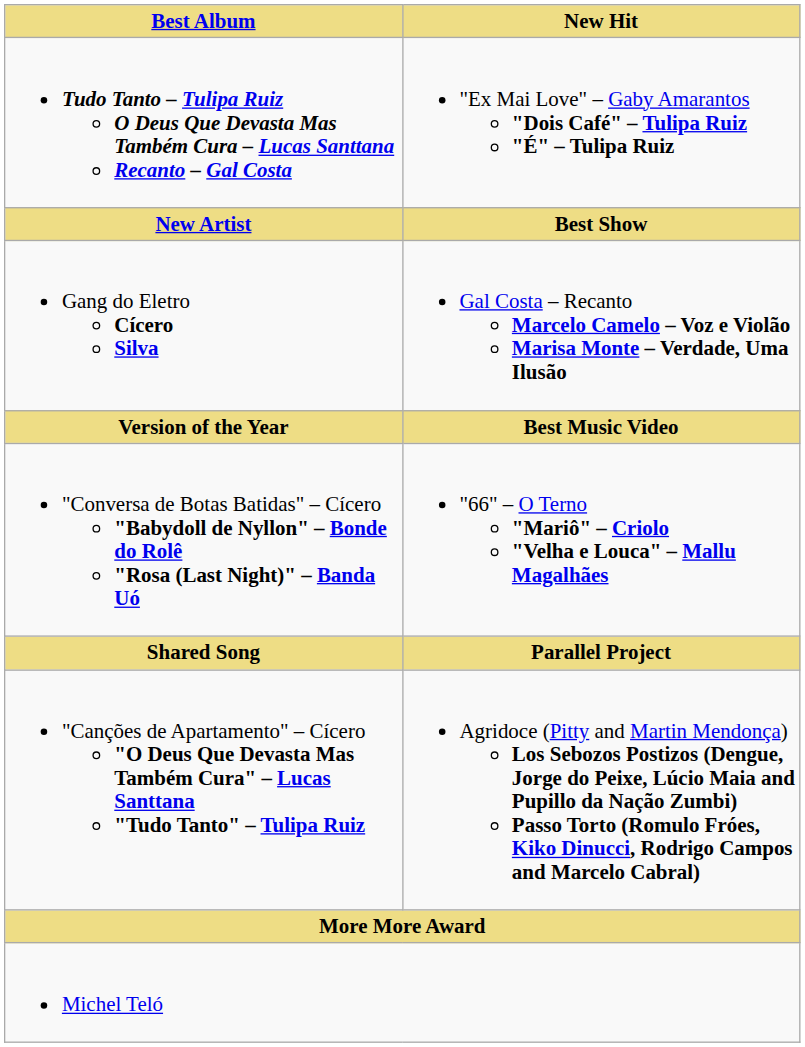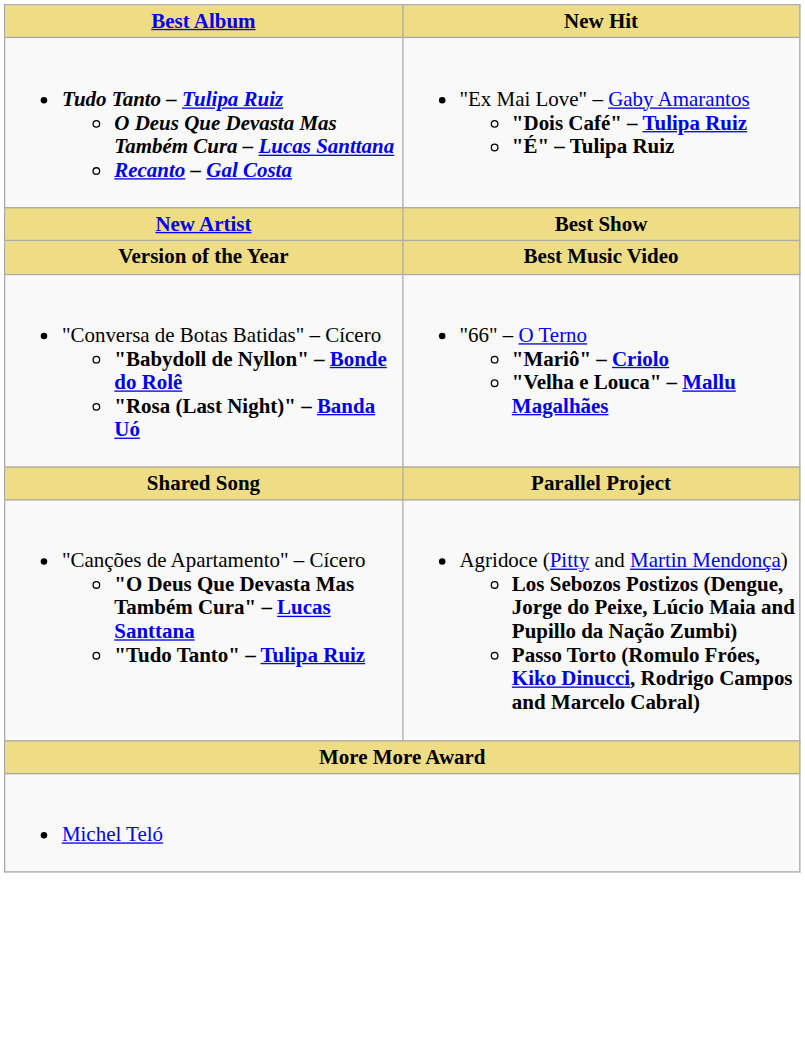- row: (203, 325)
